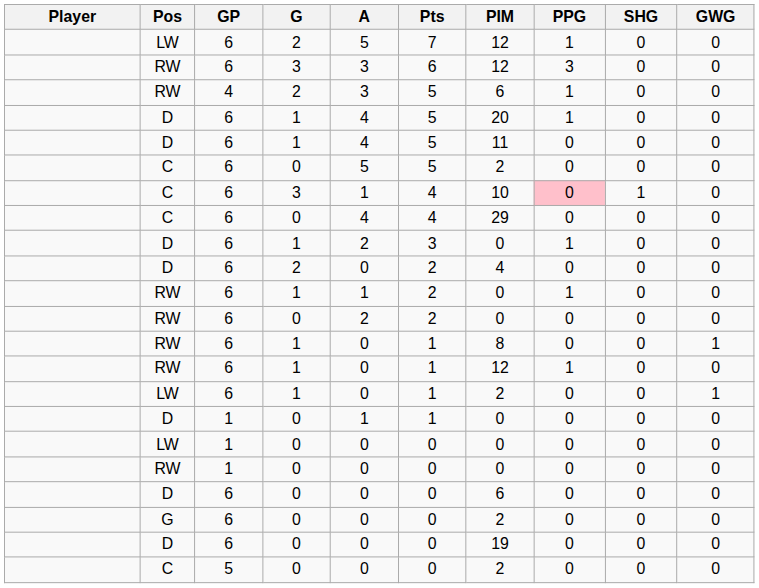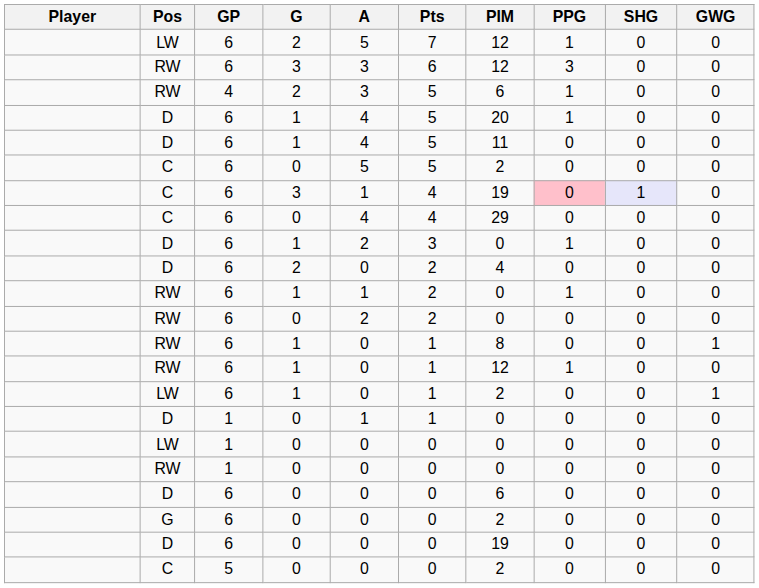(500, 192) 10 -> (500, 192) 19
(641, 192) no background -> (641, 192) lavender background
